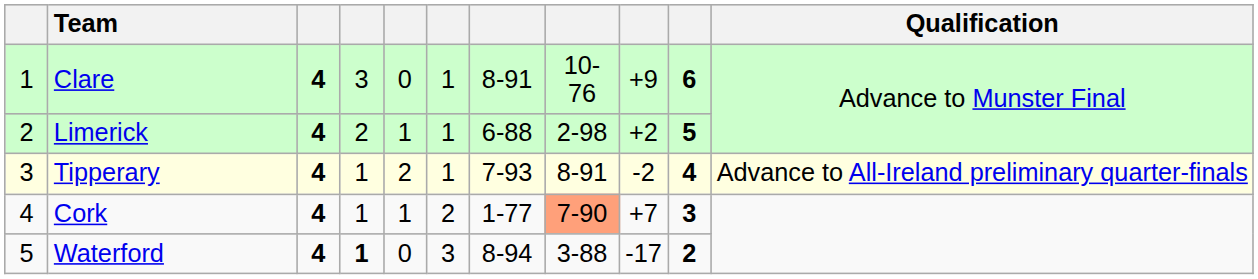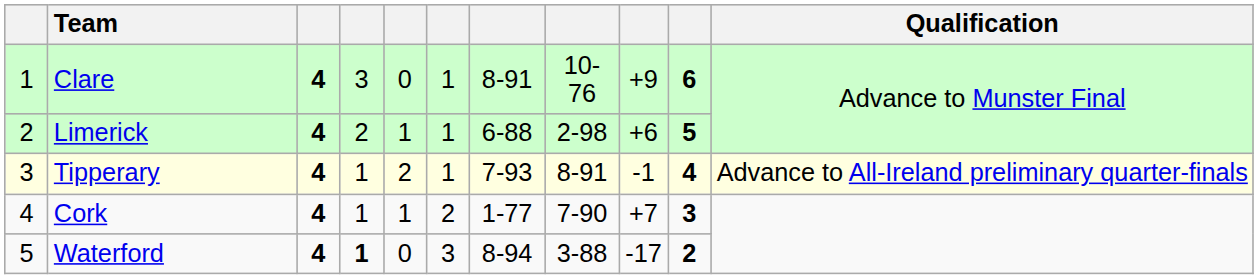(644, 133) +2 -> (644, 133) +6
(643, 173) -2 -> (643, 173) -1
(582, 213) lightsalmon background -> (582, 213) no background
